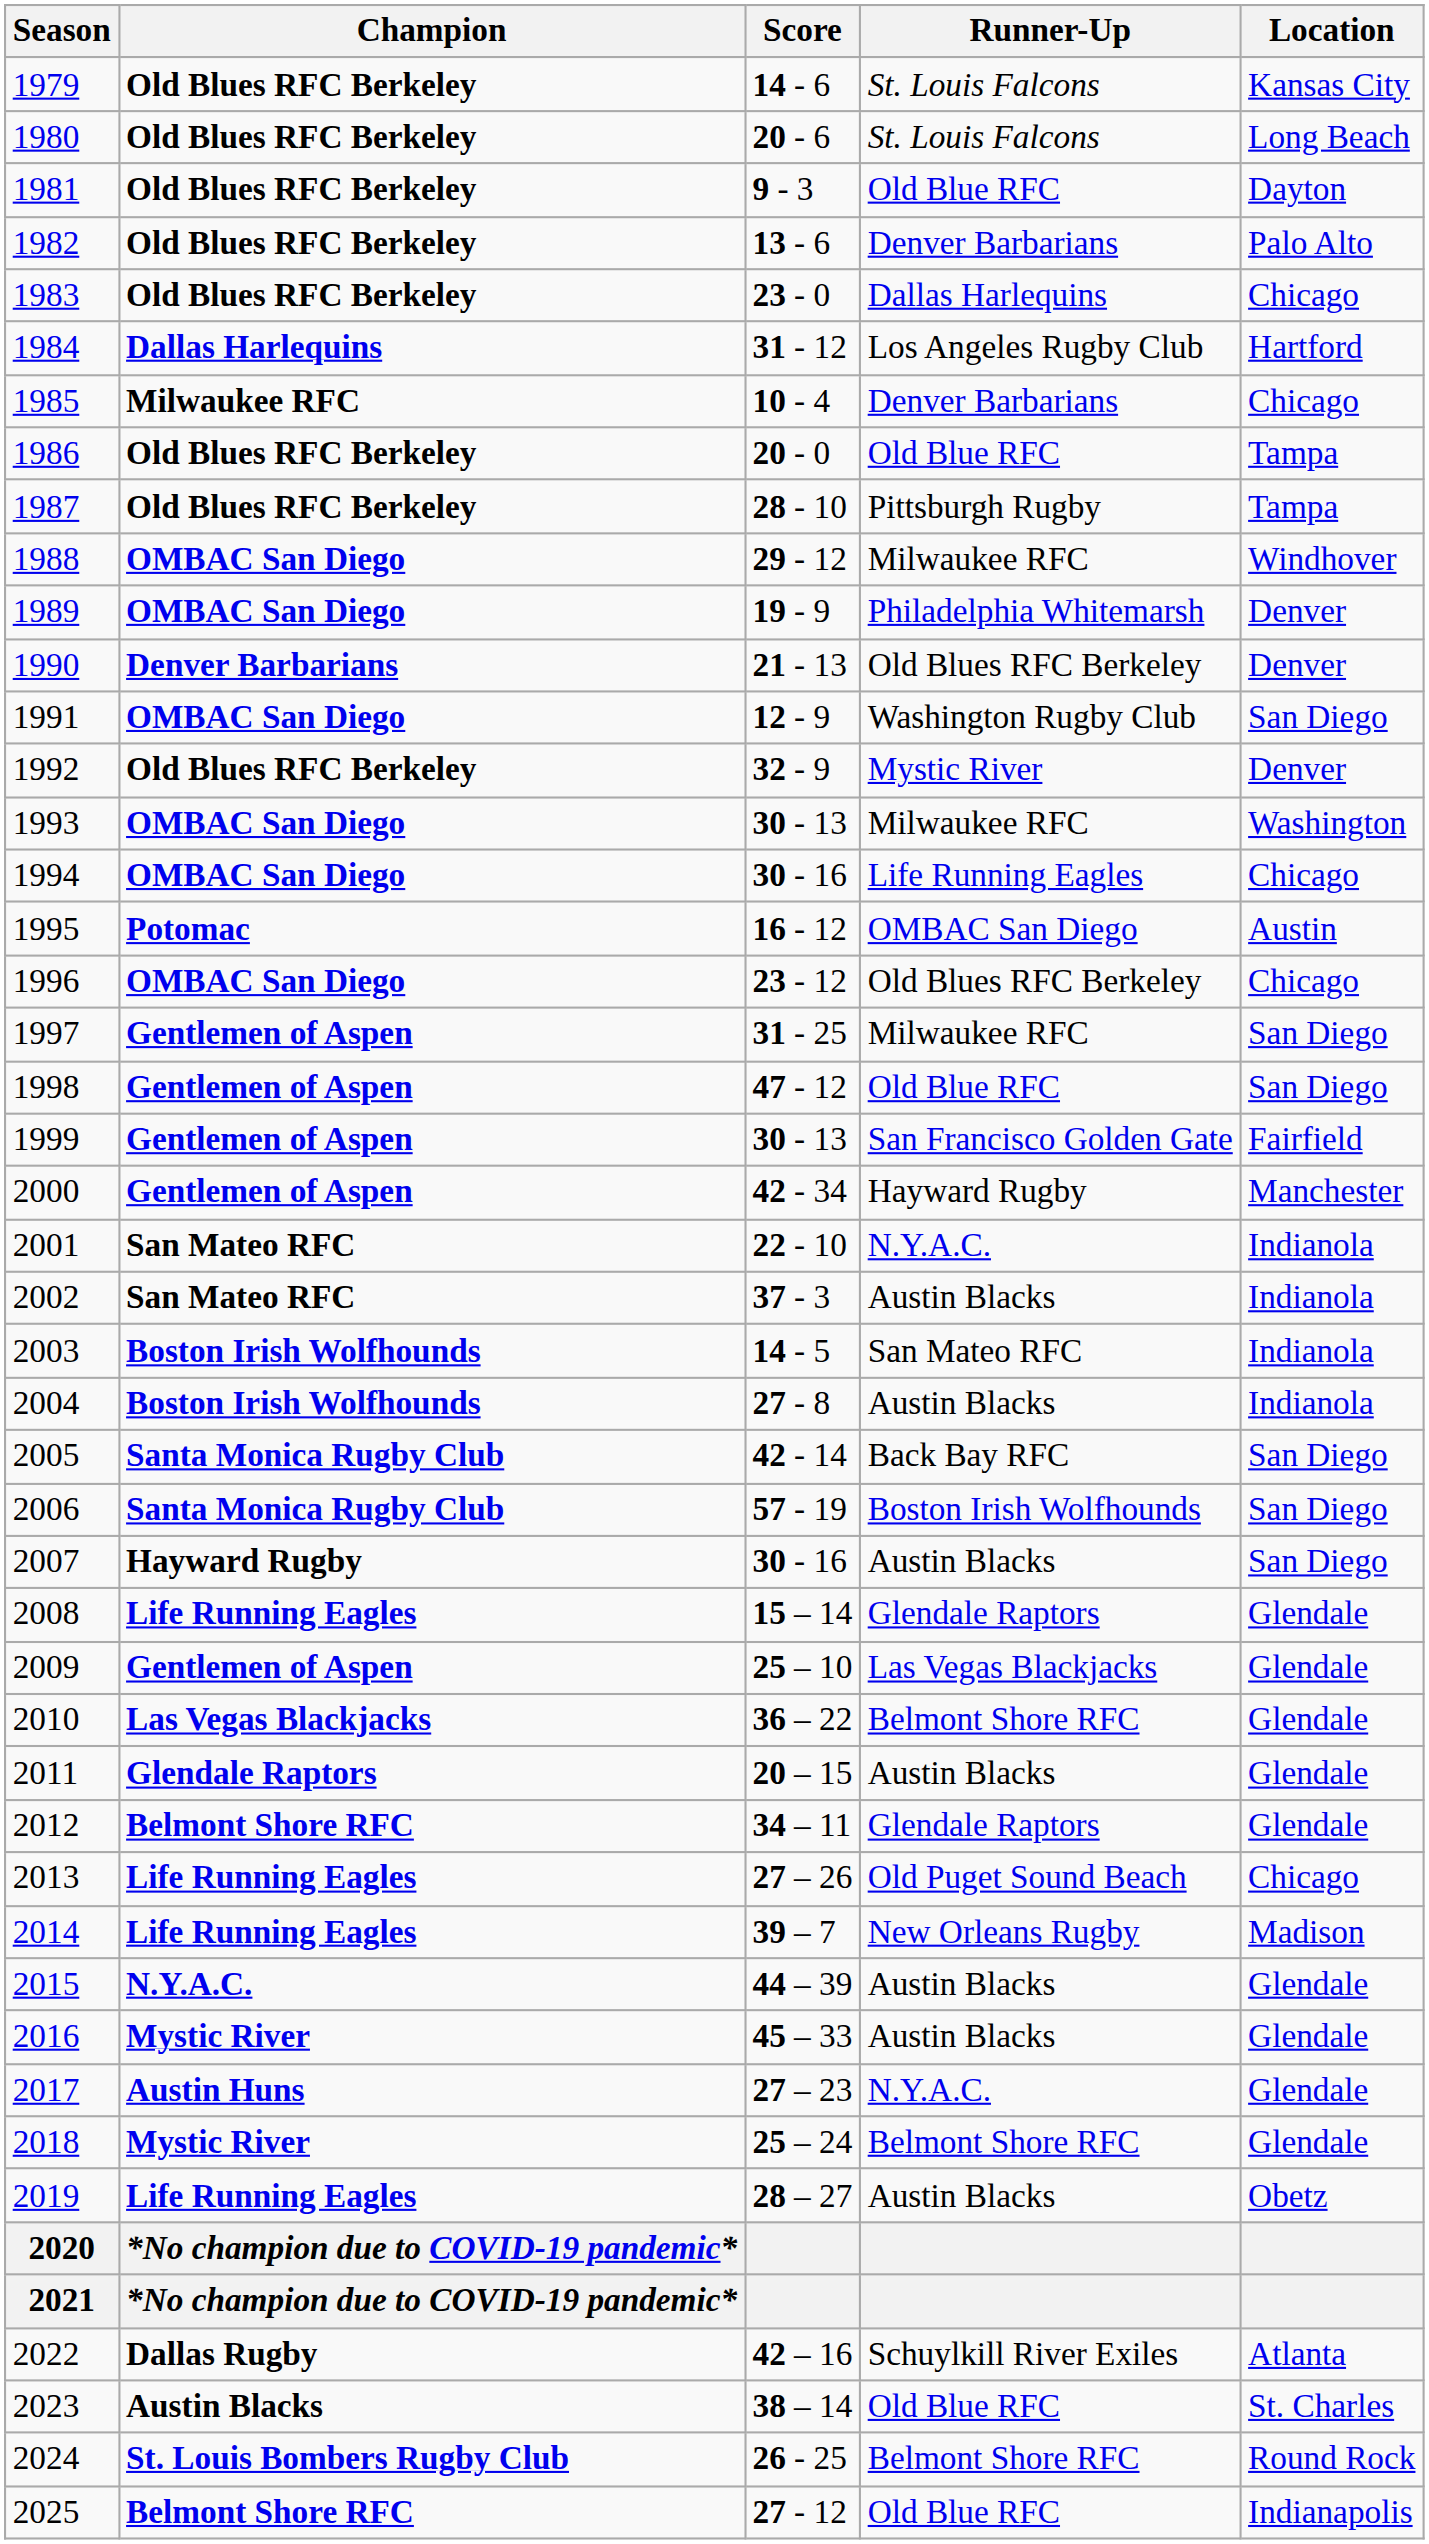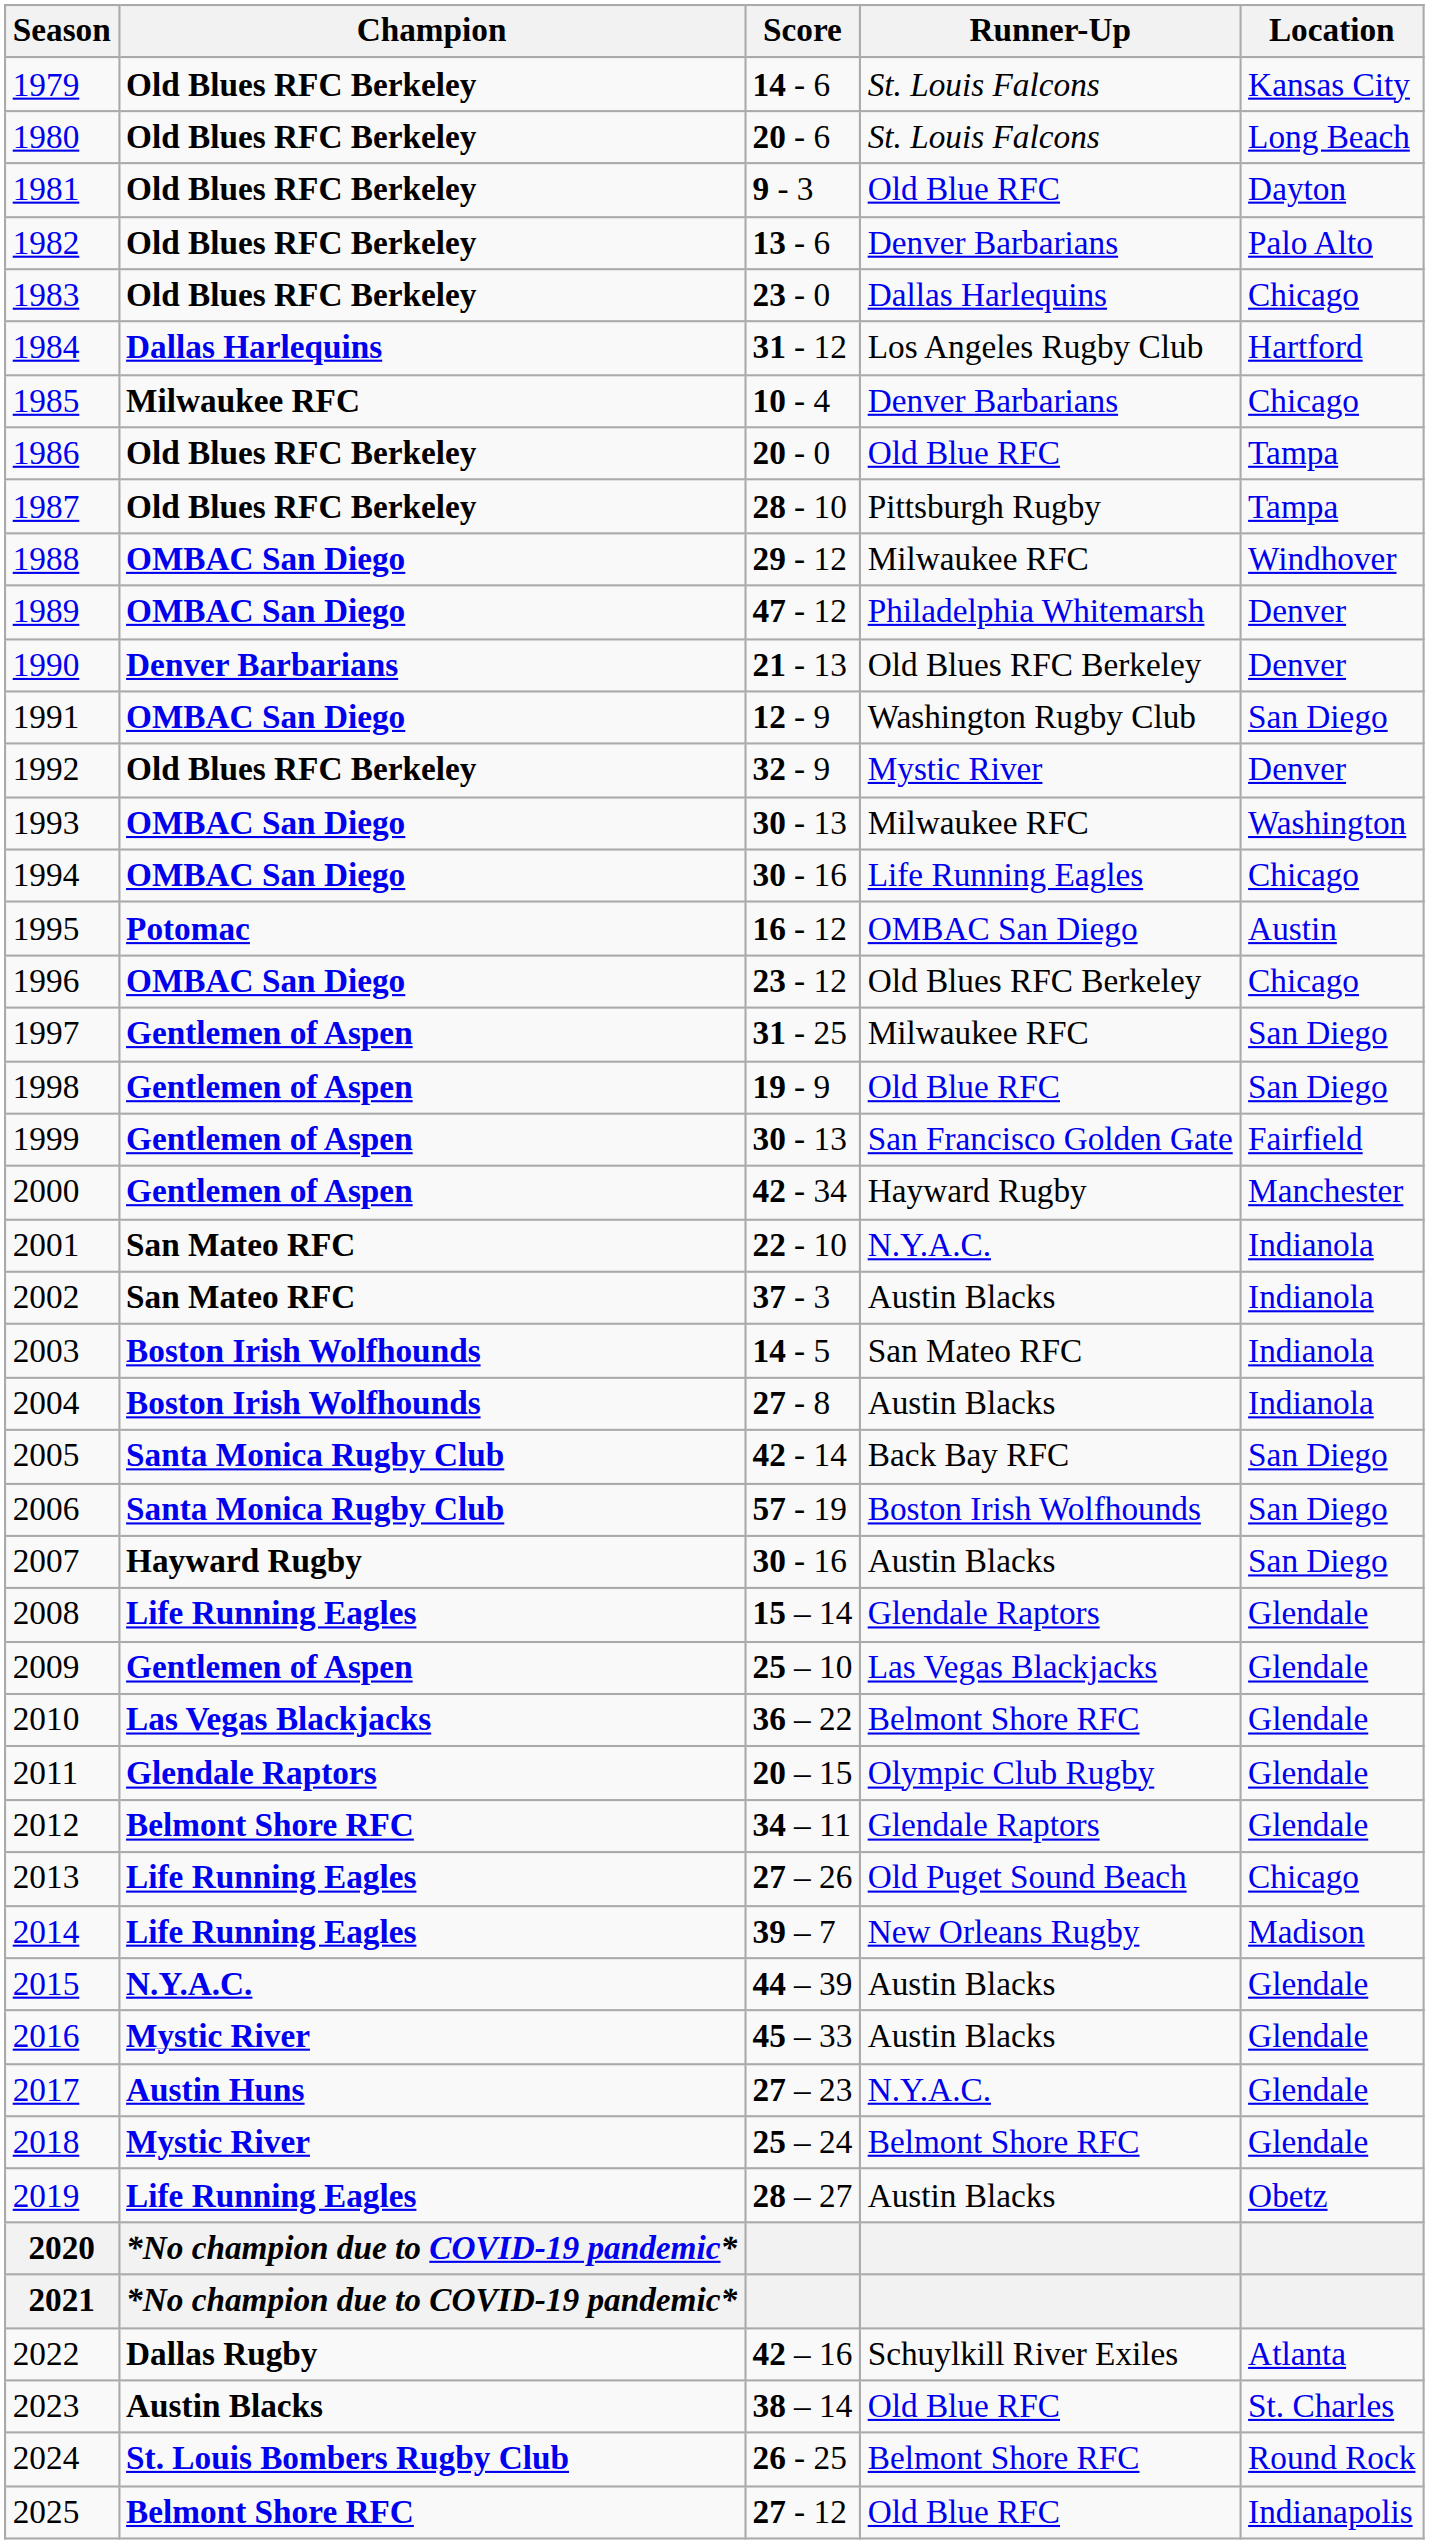(791, 611) 19 - 9 -> (800, 611) 47 - 12
(800, 1086) 47 - 12 -> (791, 1086) 19 - 9
(962, 1772) Austin Blacks -> (1011, 1772) Olympic Club Rugby
